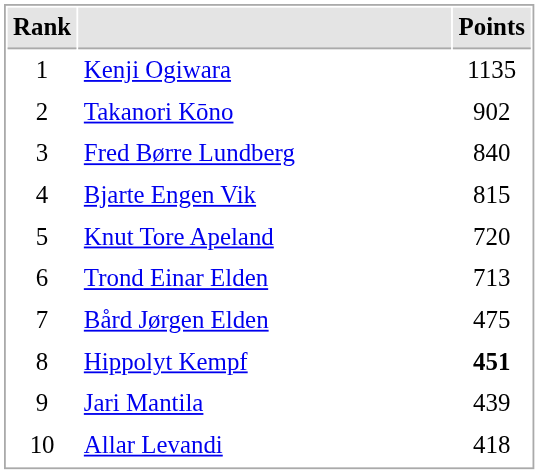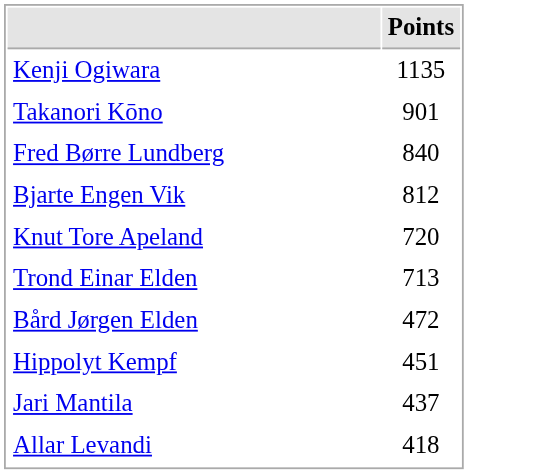- column: (42, 27)
(492, 112) 902 -> (421, 112) 901
(492, 195) 815 -> (421, 195) 812
(492, 320) 475 -> (421, 320) 472
(492, 361) bold -> (421, 361) normal
(492, 403) 439 -> (421, 403) 437
